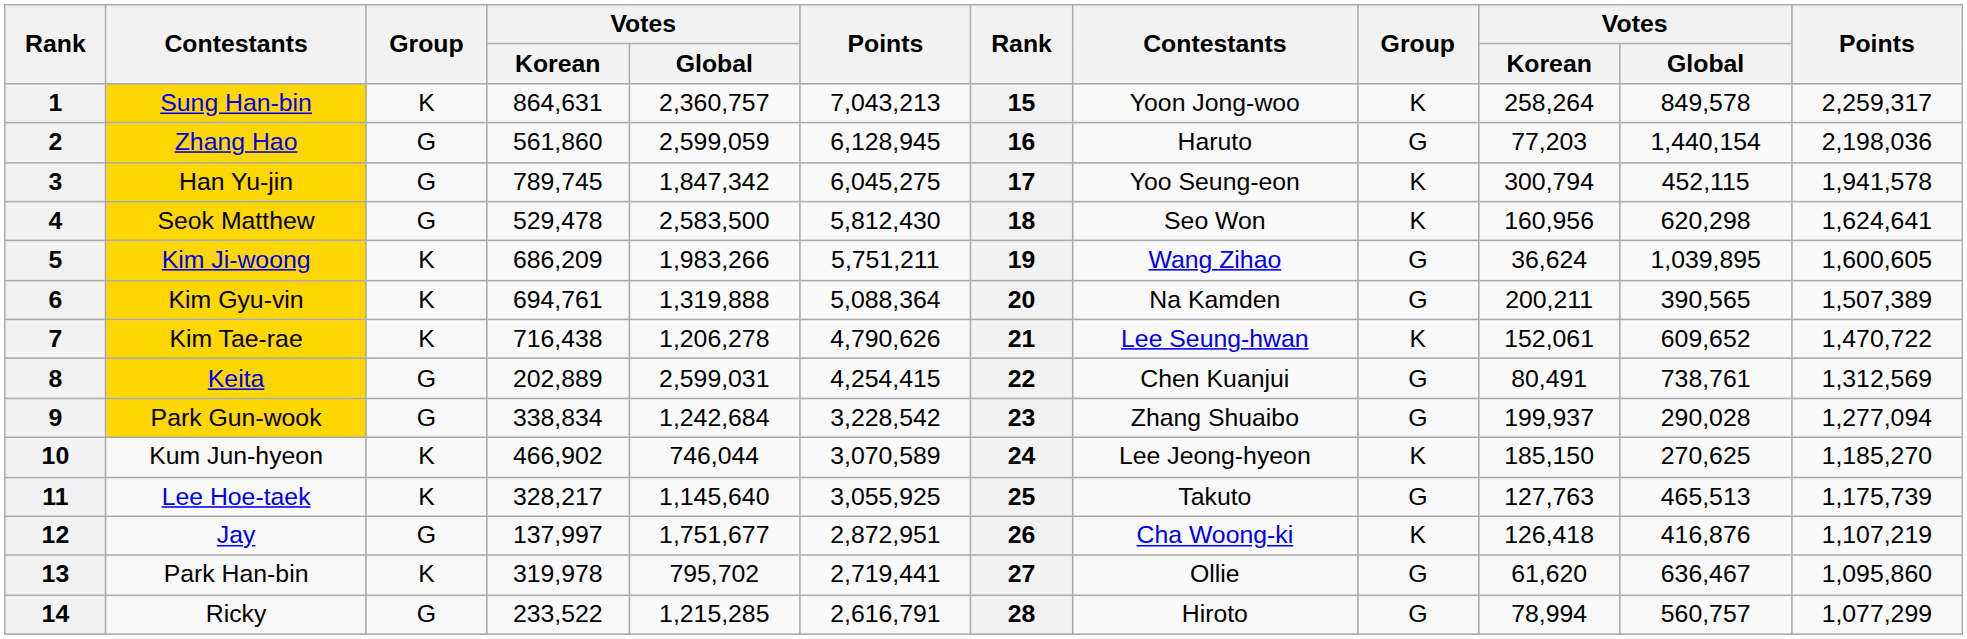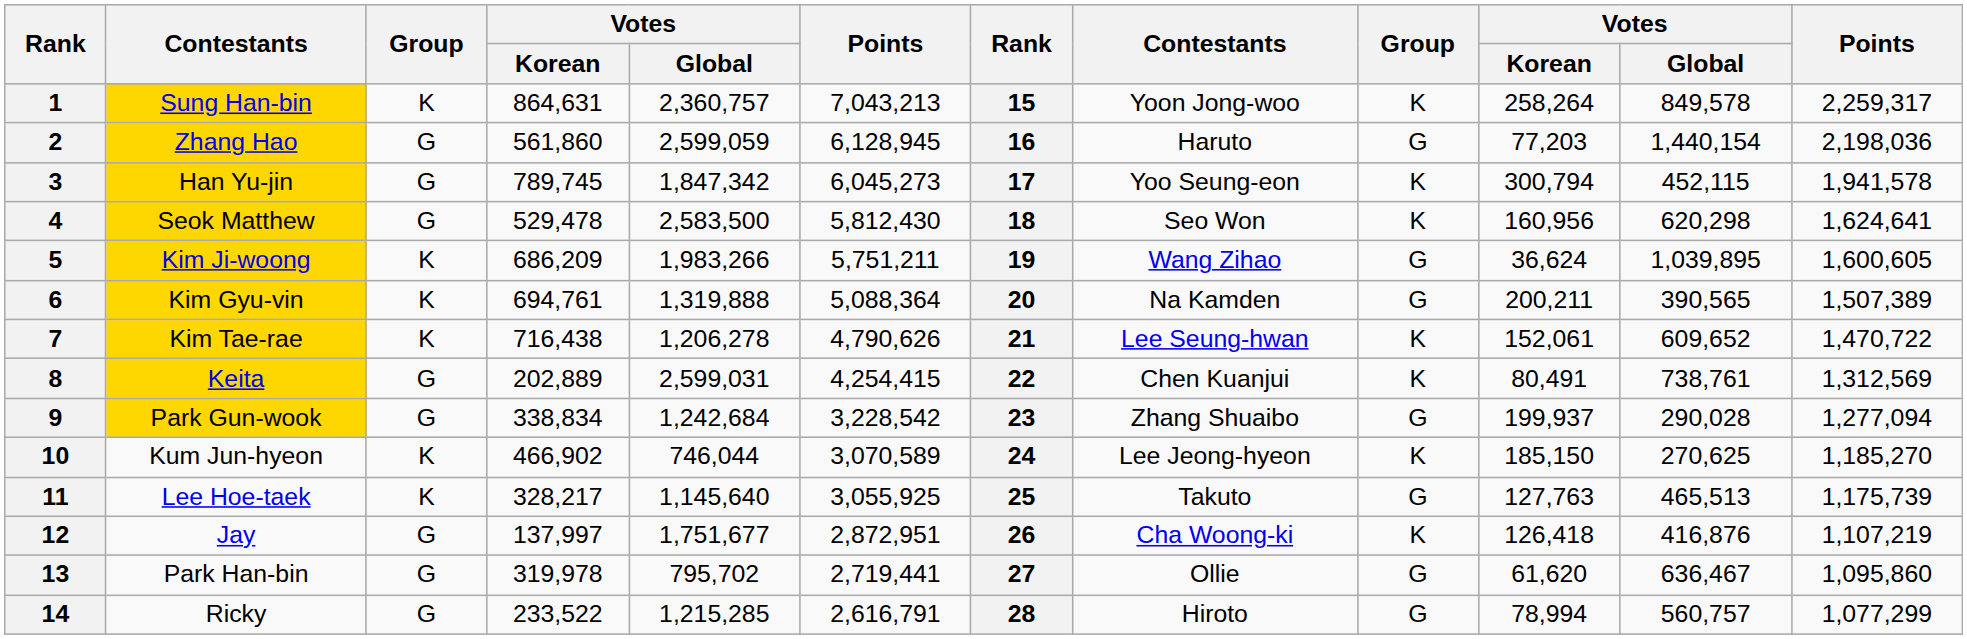(885, 181) 6,045,275 -> (885, 181) 6,045,273
(1418, 378) G -> (1418, 378) K
(426, 574) K -> (426, 574) G
